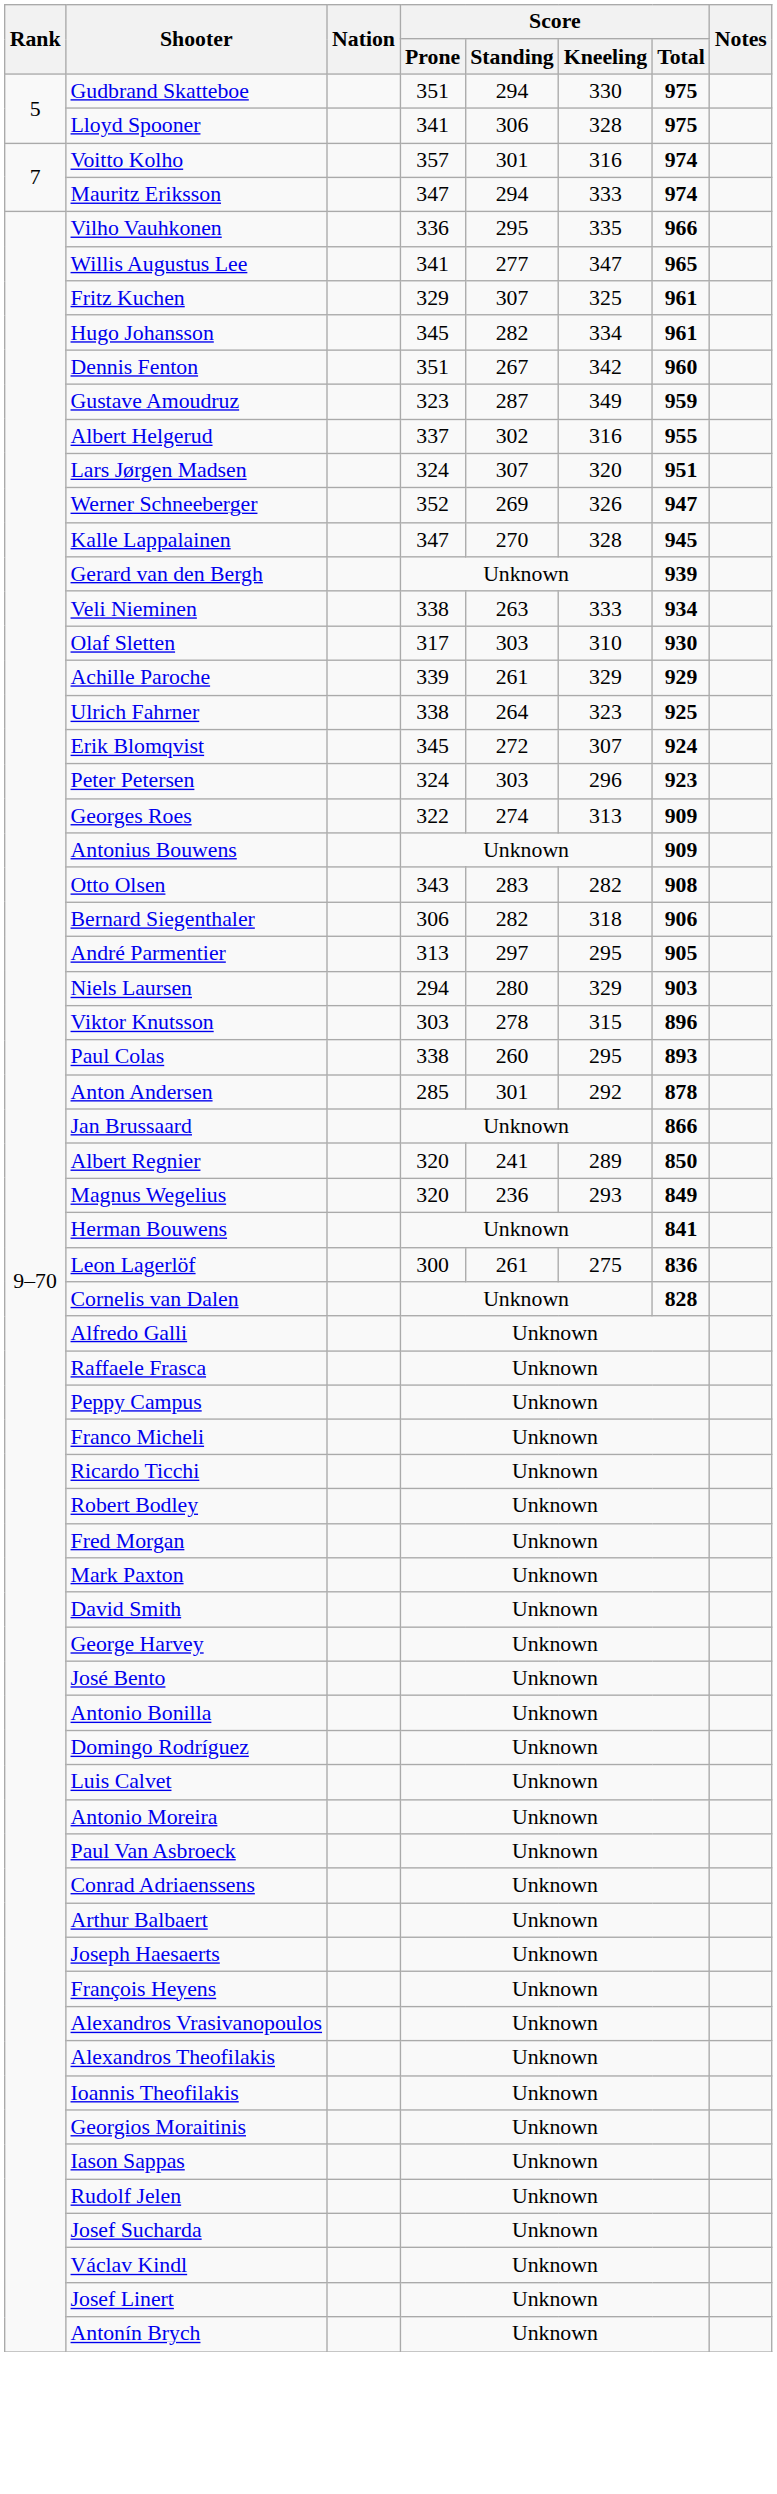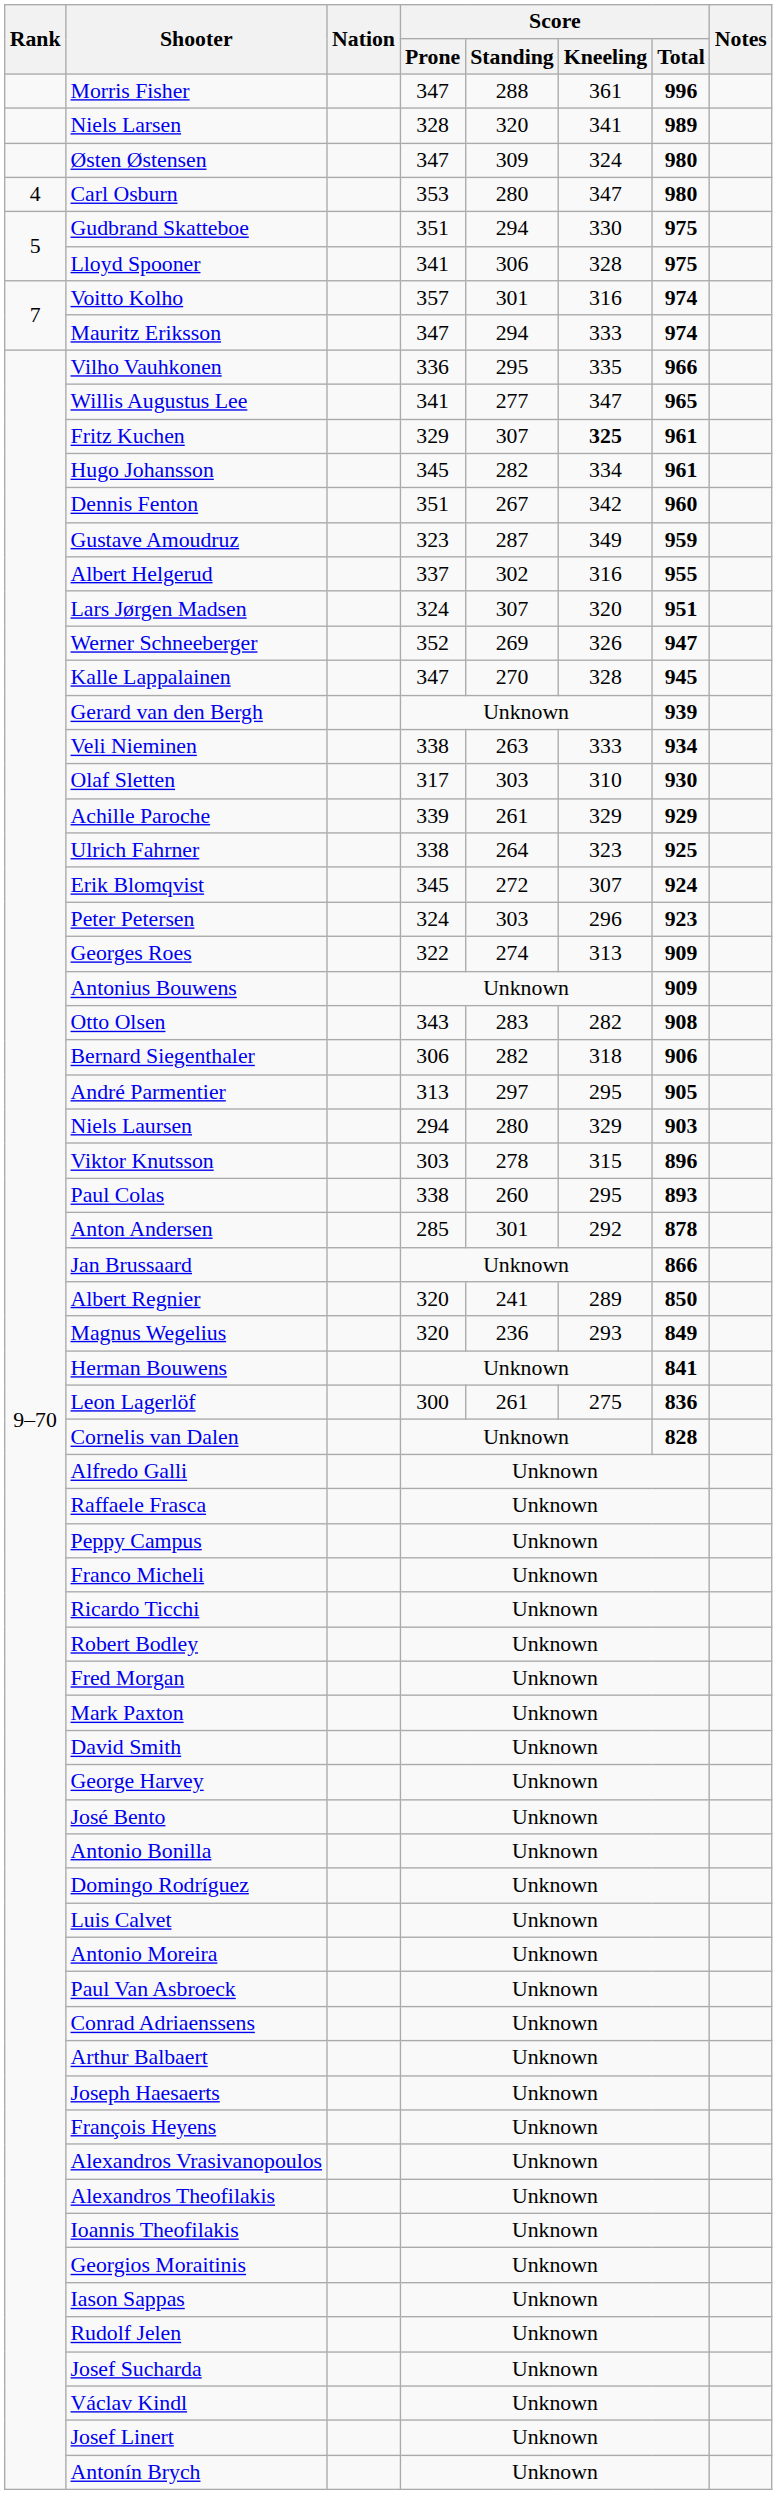+ row: (130, 90)
+ row: (126, 125)
+ row: (139, 159)
+ row: (124, 194)
(605, 297) normal -> (605, 435) bold
